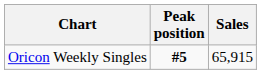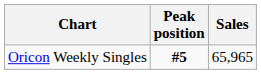(232, 57) 65,915 -> (232, 57) 65,965
